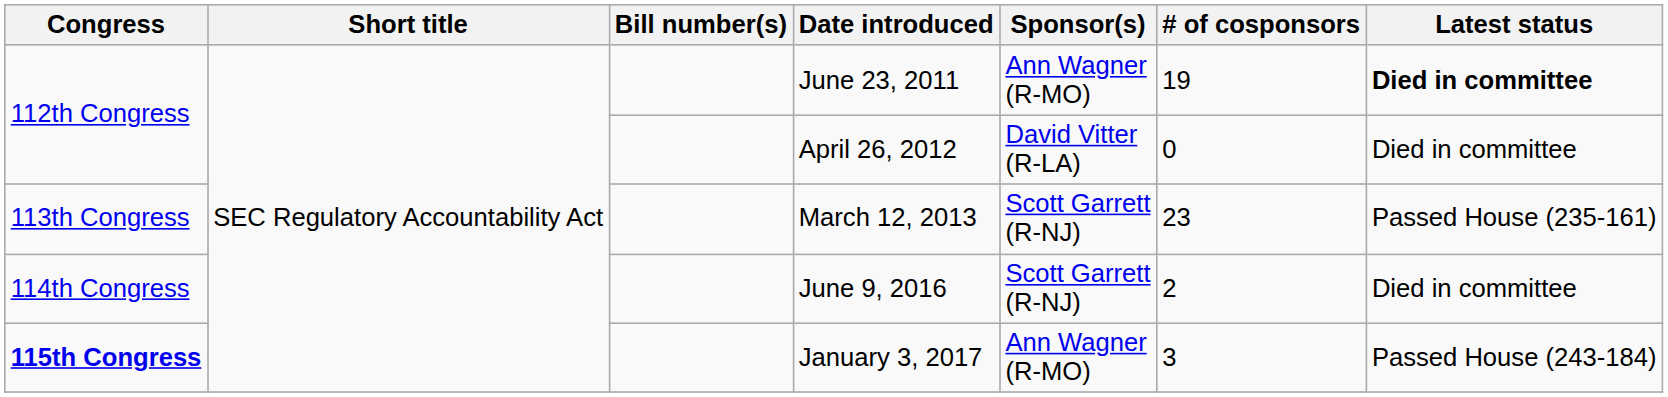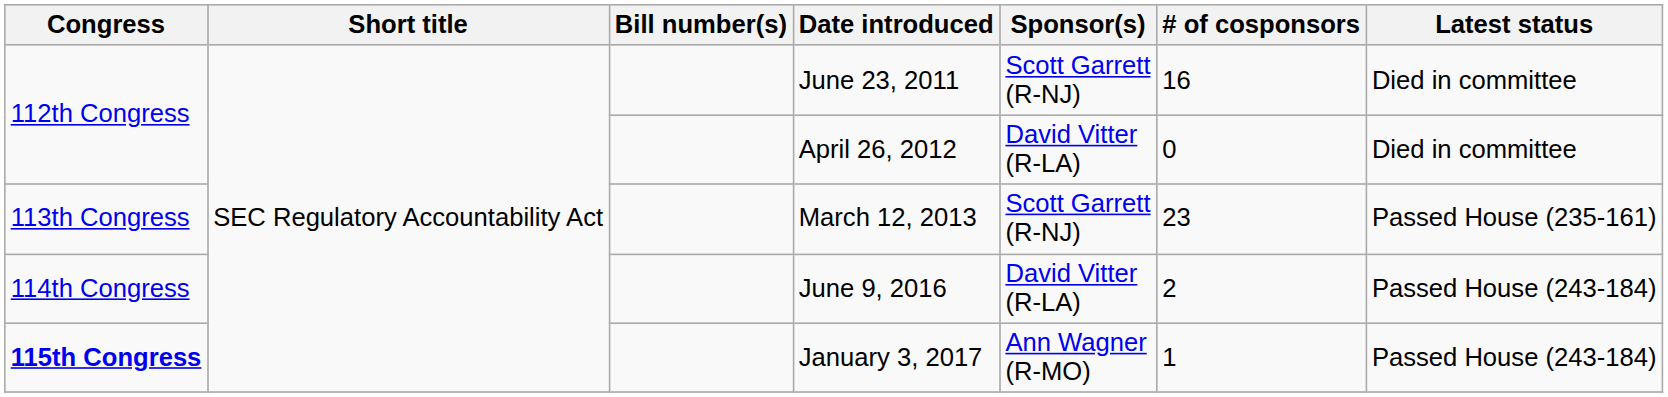(1076, 79) Ann Wagner (R-MO) -> (1078, 79) Scott Garrett (R-NJ)
(1177, 79) 19 -> (1177, 79) 16
(1482, 79) bold -> (1474, 79) normal
(1078, 288) Scott Garrett (R-NJ) -> (1071, 288) David Vitter (R-LA)
(1474, 288) Died in committee -> (1514, 288) Passed House (243-184)
(1169, 357) 3 -> (1169, 357) 1
